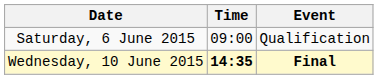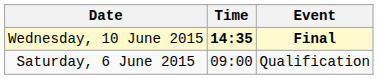rows swapped: (106, 39) <-> (106, 62)
